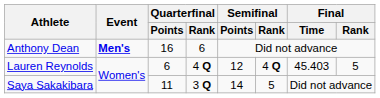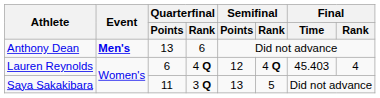(167, 49) 16 -> (167, 49) 13
(355, 67) 5 -> (355, 67) 4
(237, 85) 14 -> (237, 85) 13
